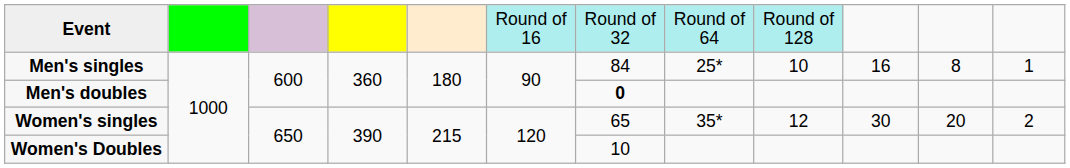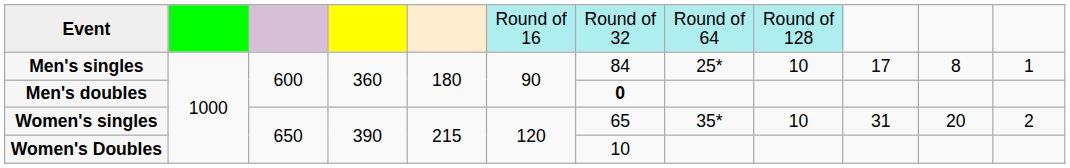(881, 66) 16 -> (881, 66) 17
(799, 122) 12 -> (799, 122) 10
(881, 122) 30 -> (881, 122) 31
